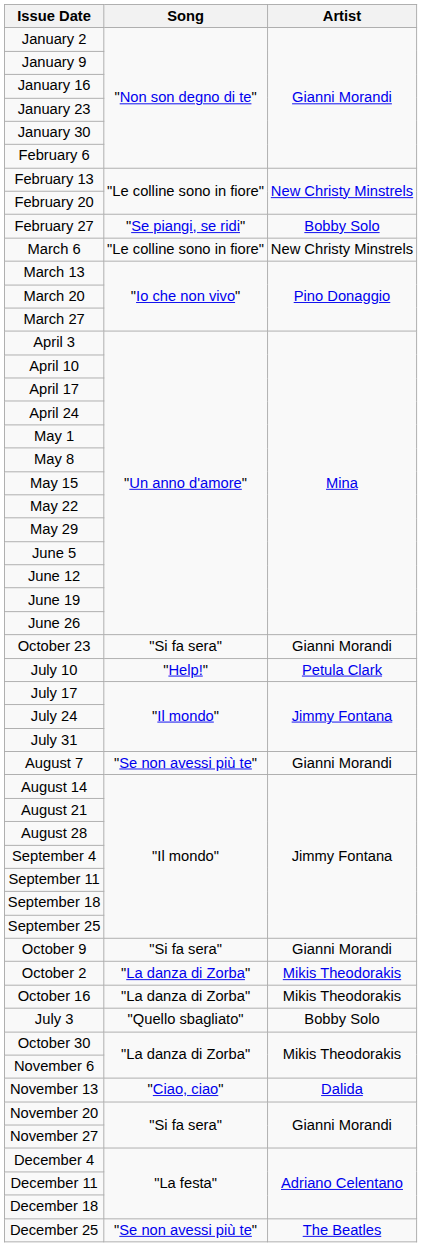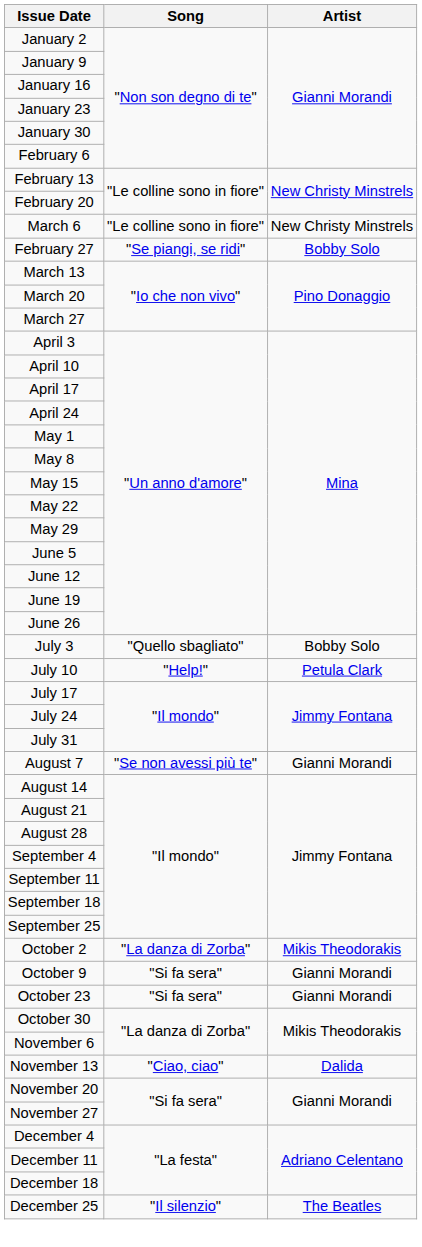rows swapped: (54, 226) <-> (54, 249)
rows swapped: (54, 1020) <-> (54, 646)
rows swapped: (54, 973) <-> (54, 949)
- row: (54, 996)
(186, 1230) "Se non avessi più te" -> (186, 1206) "Il silenzio"
